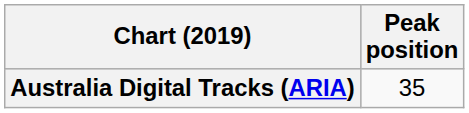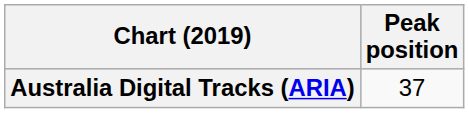(412, 88) 35 -> (412, 88) 37
